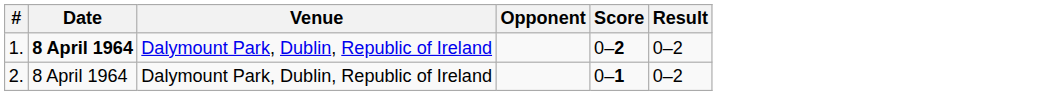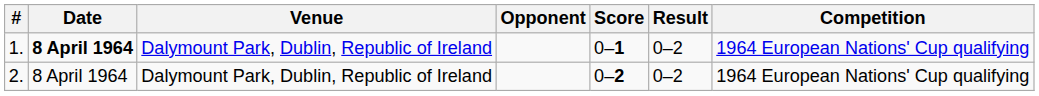+ column: (873, 18)
(609, 47) 0–2 -> (609, 47) 0–1
(609, 76) 0–1 -> (609, 76) 0–2
